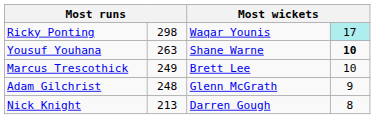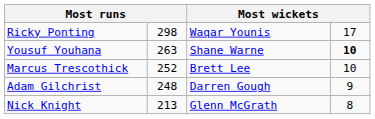(350, 32) paleturquoise background -> (350, 32) no background
(167, 68) 249 -> (167, 68) 252
(233, 86) Glenn McGrath -> (230, 86) Darren Gough
(230, 105) Darren Gough -> (233, 105) Glenn McGrath
